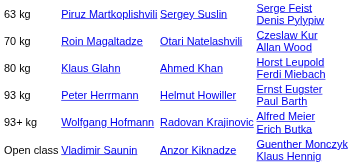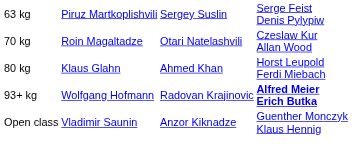- row: (17, 96)
(286, 123) normal -> (288, 96) bold
